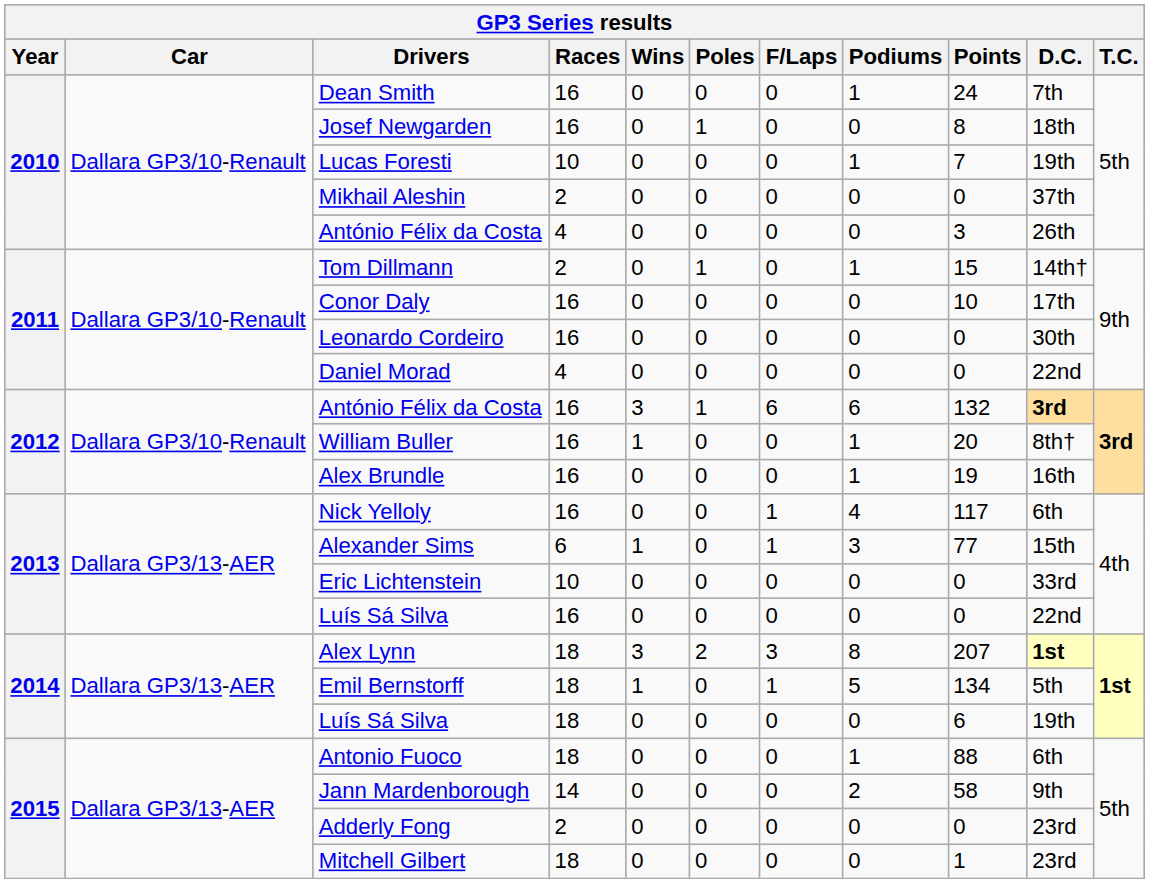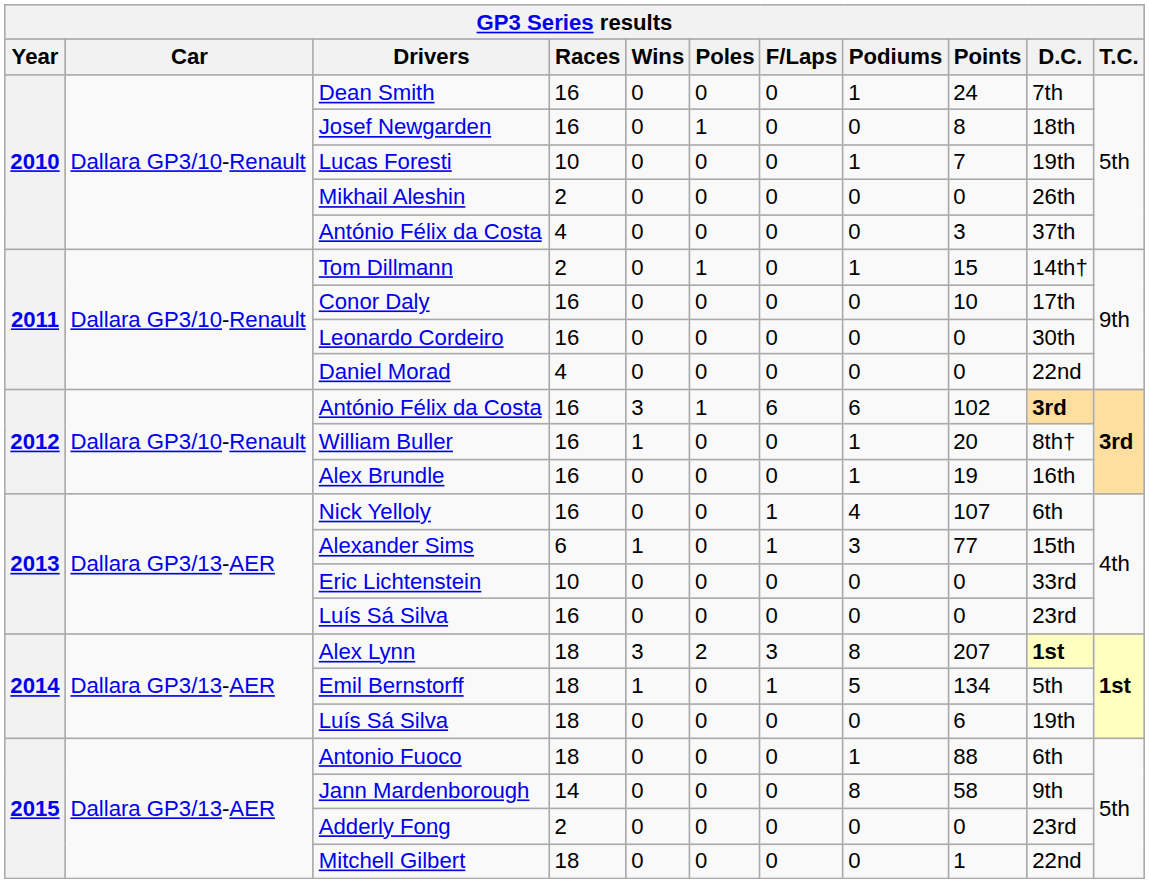(1054, 197) 37th -> (1054, 197) 26th
(1054, 232) 26th -> (1054, 232) 37th
(972, 406) 132 -> (972, 406) 102
(971, 511) 117 -> (972, 511) 107
(1057, 616) 22nd -> (1054, 616) 23rd
(854, 791) 2 -> (854, 791) 8
(1054, 861) 23rd -> (1057, 861) 22nd
